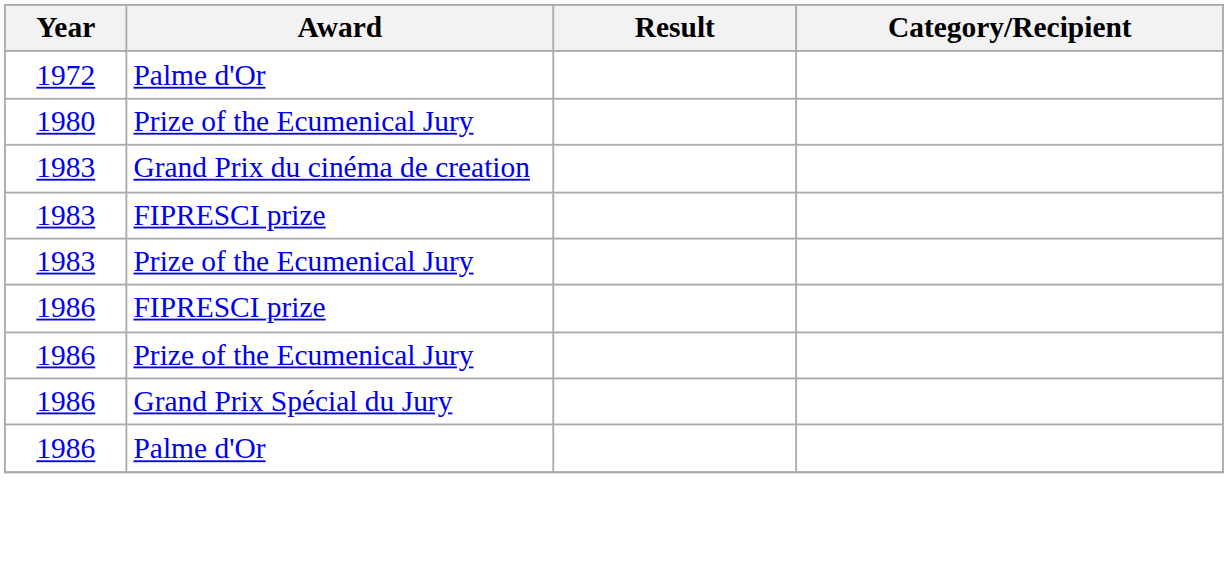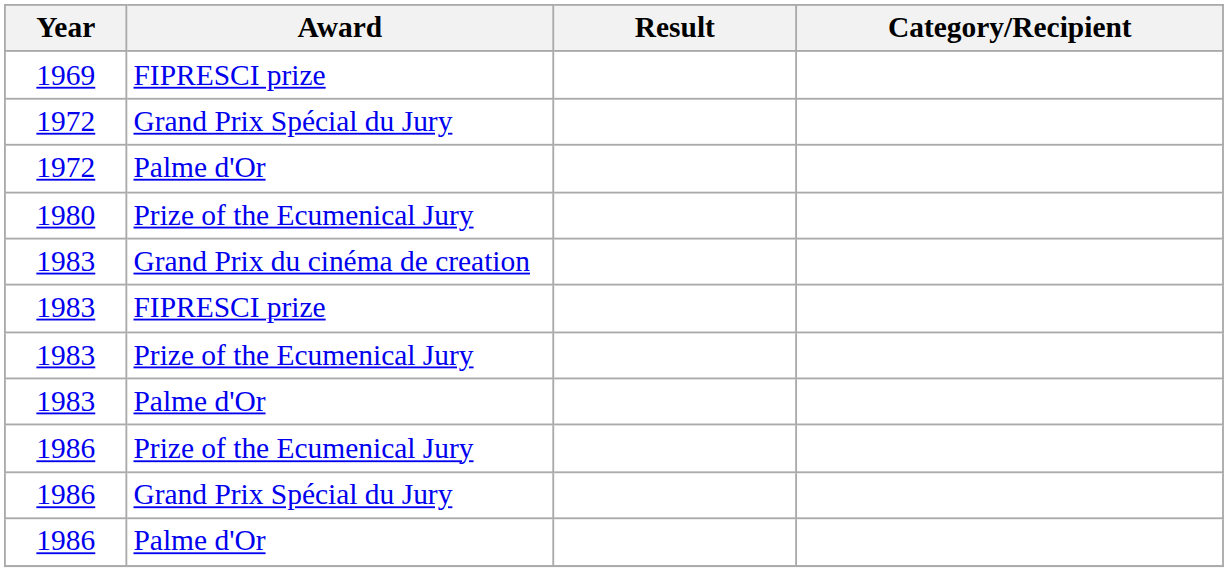+ row: (66, 74)
+ row: (66, 121)
+ row: (66, 401)
- row: (66, 307)
